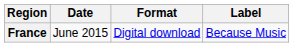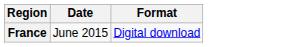- column: (246, 13)
